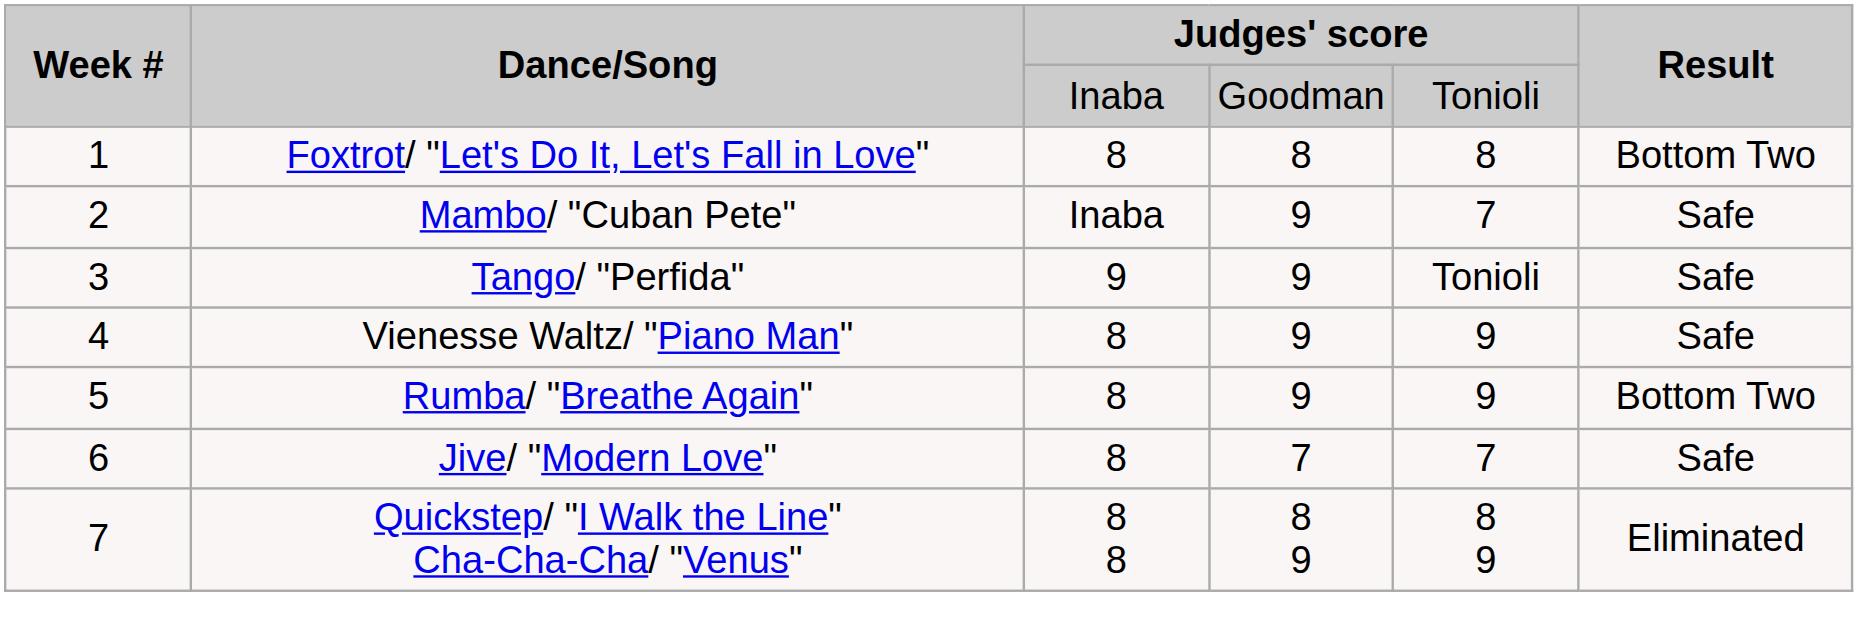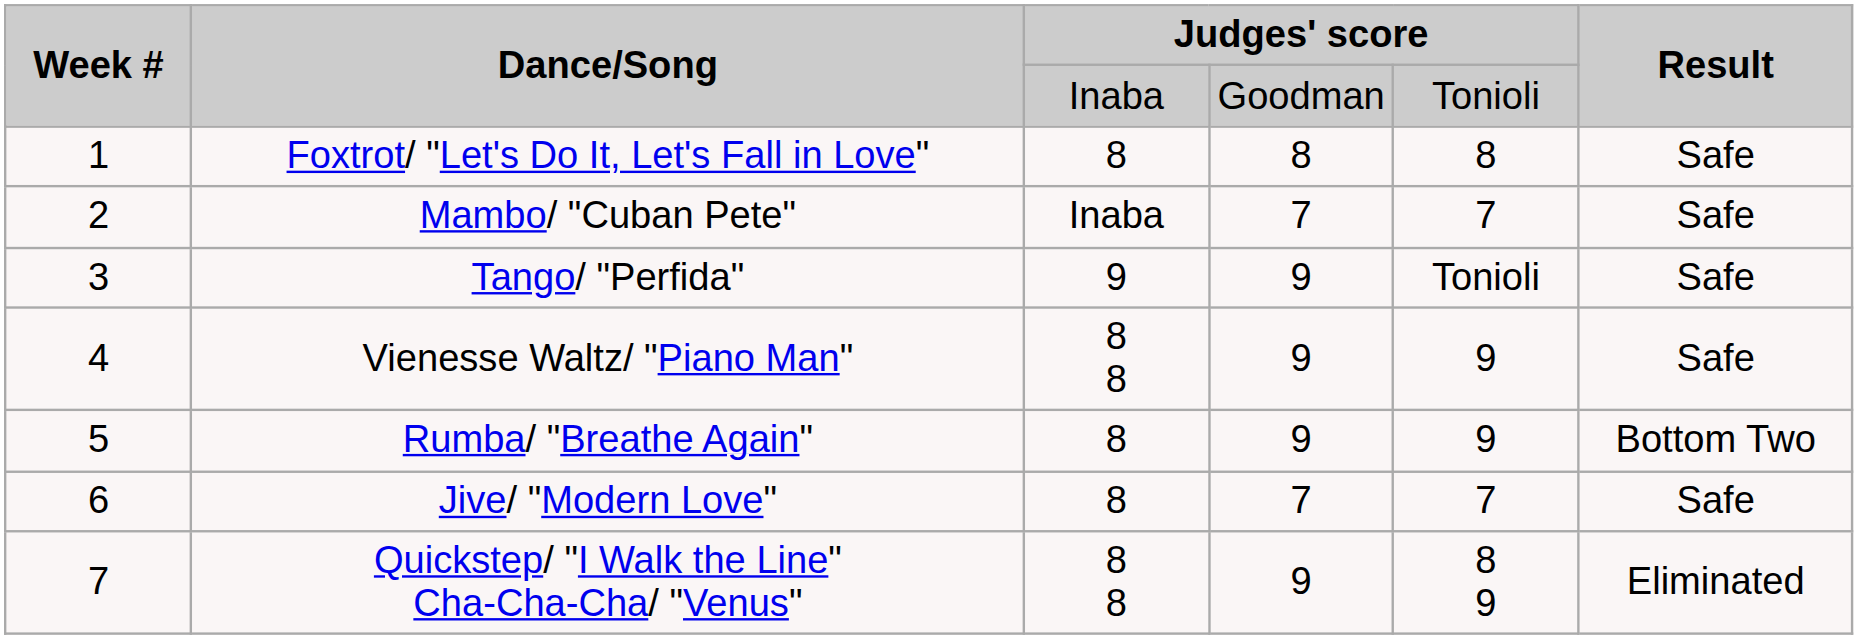(1716, 155) Bottom Two -> (1716, 155) Safe
(1301, 215) 9 -> (1301, 215) 7
(1116, 336) 8 -> (1116, 358) 8 8
(1301, 539) 8 9 -> (1301, 582) 9
